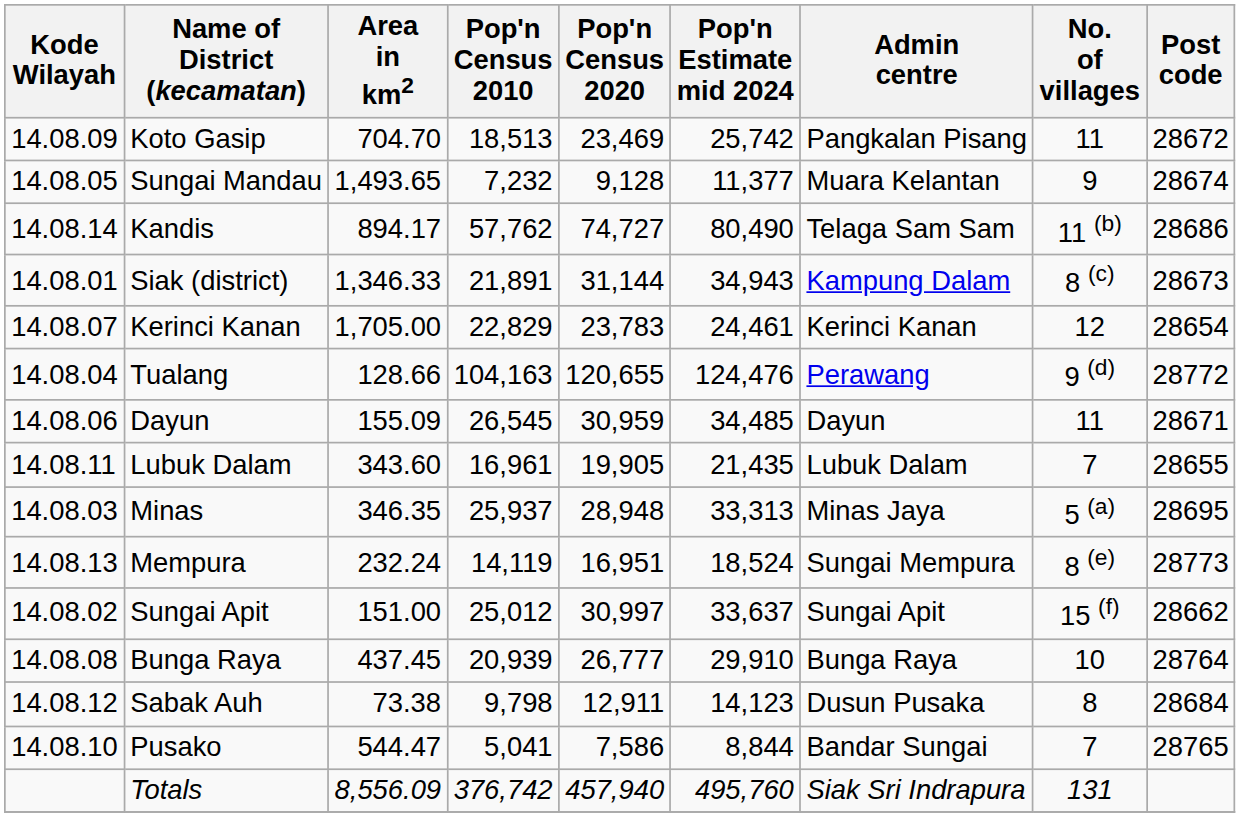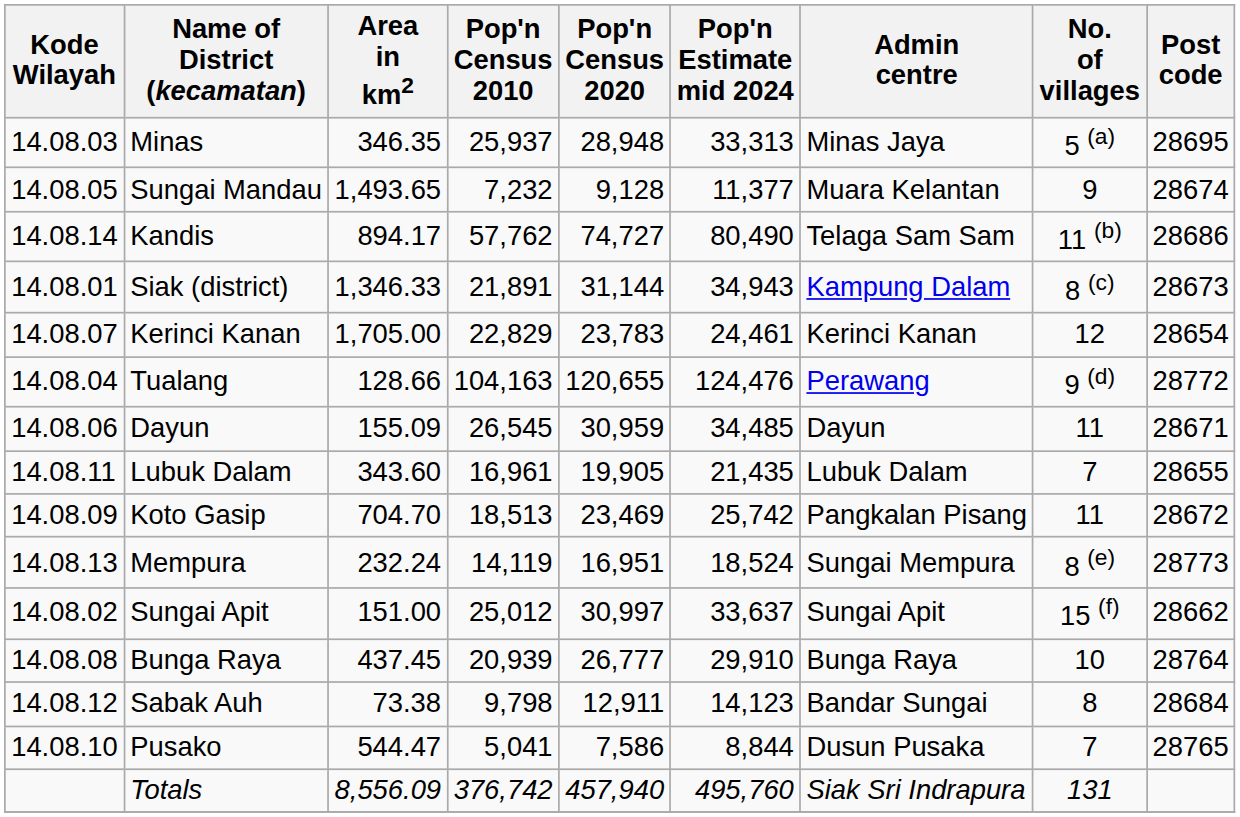rows swapped: (167, 511) <-> (198, 138)
(895, 703) Dusun Pusaka -> (897, 703) Bandar Sungai
(897, 747) Bandar Sungai -> (895, 747) Dusun Pusaka
